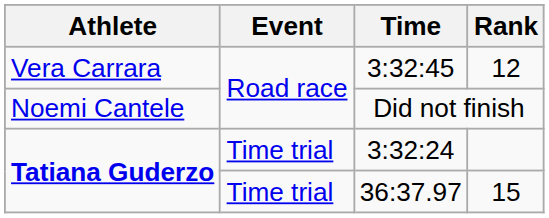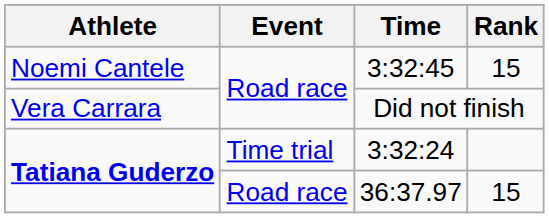(86, 67) Vera Carrara -> (98, 67) Noemi Cantele
(506, 67) 12 -> (506, 67) 15
(98, 109) Noemi Cantele -> (86, 109) Vera Carrara
(280, 192) Time trial -> (287, 192) Road race
